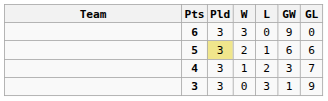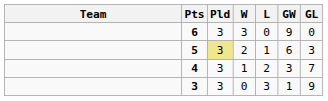(312, 50) 6 -> (312, 50) 3
